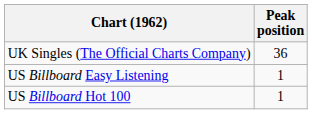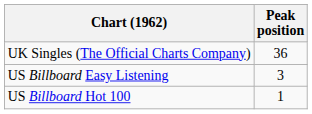(281, 75) 1 -> (281, 75) 3
